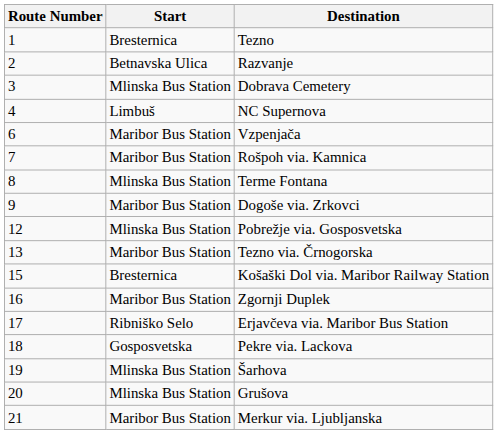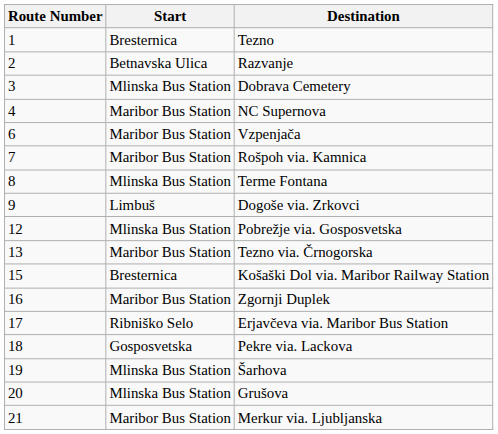(132, 110) Limbuš -> (170, 110) Maribor Bus Station
(170, 205) Maribor Bus Station -> (132, 205) Limbuš
